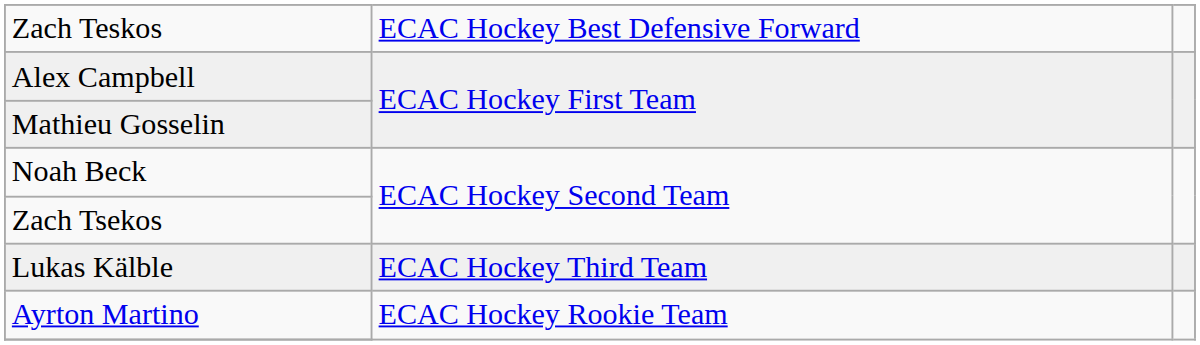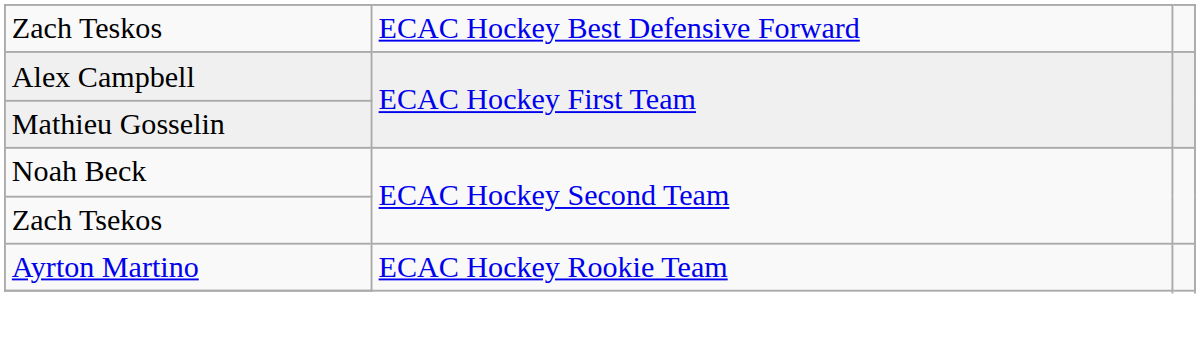- row: (92, 266)
